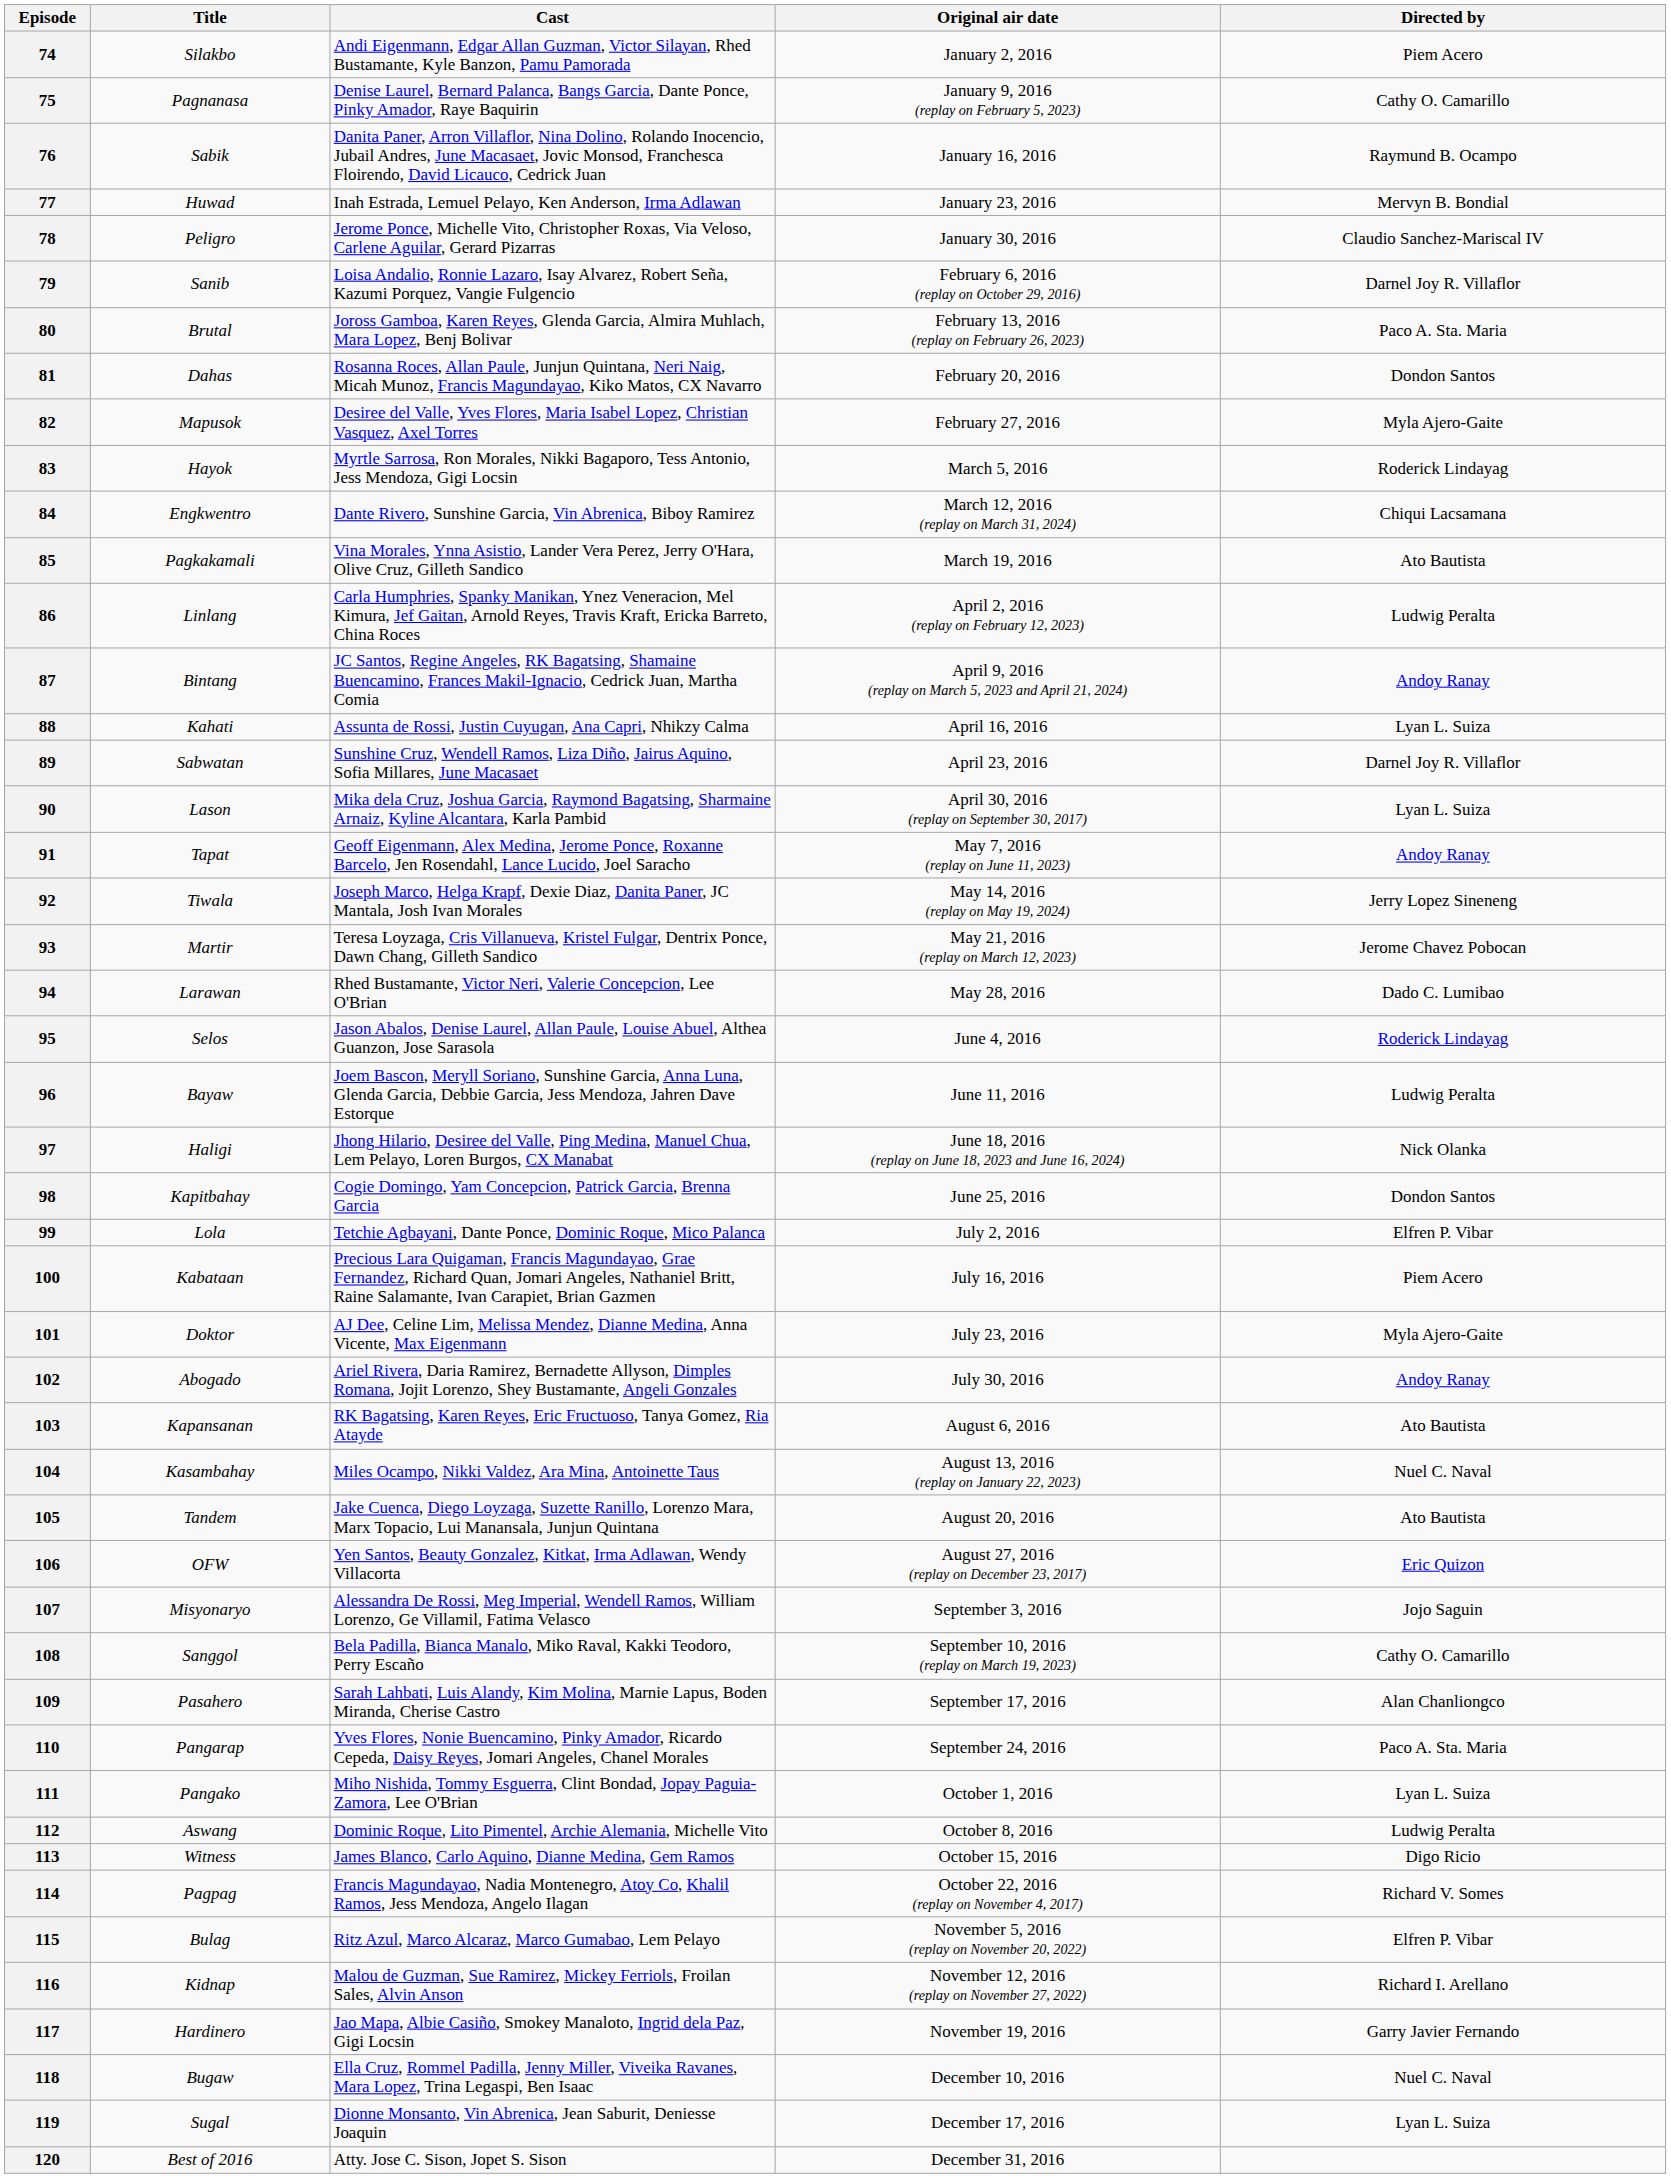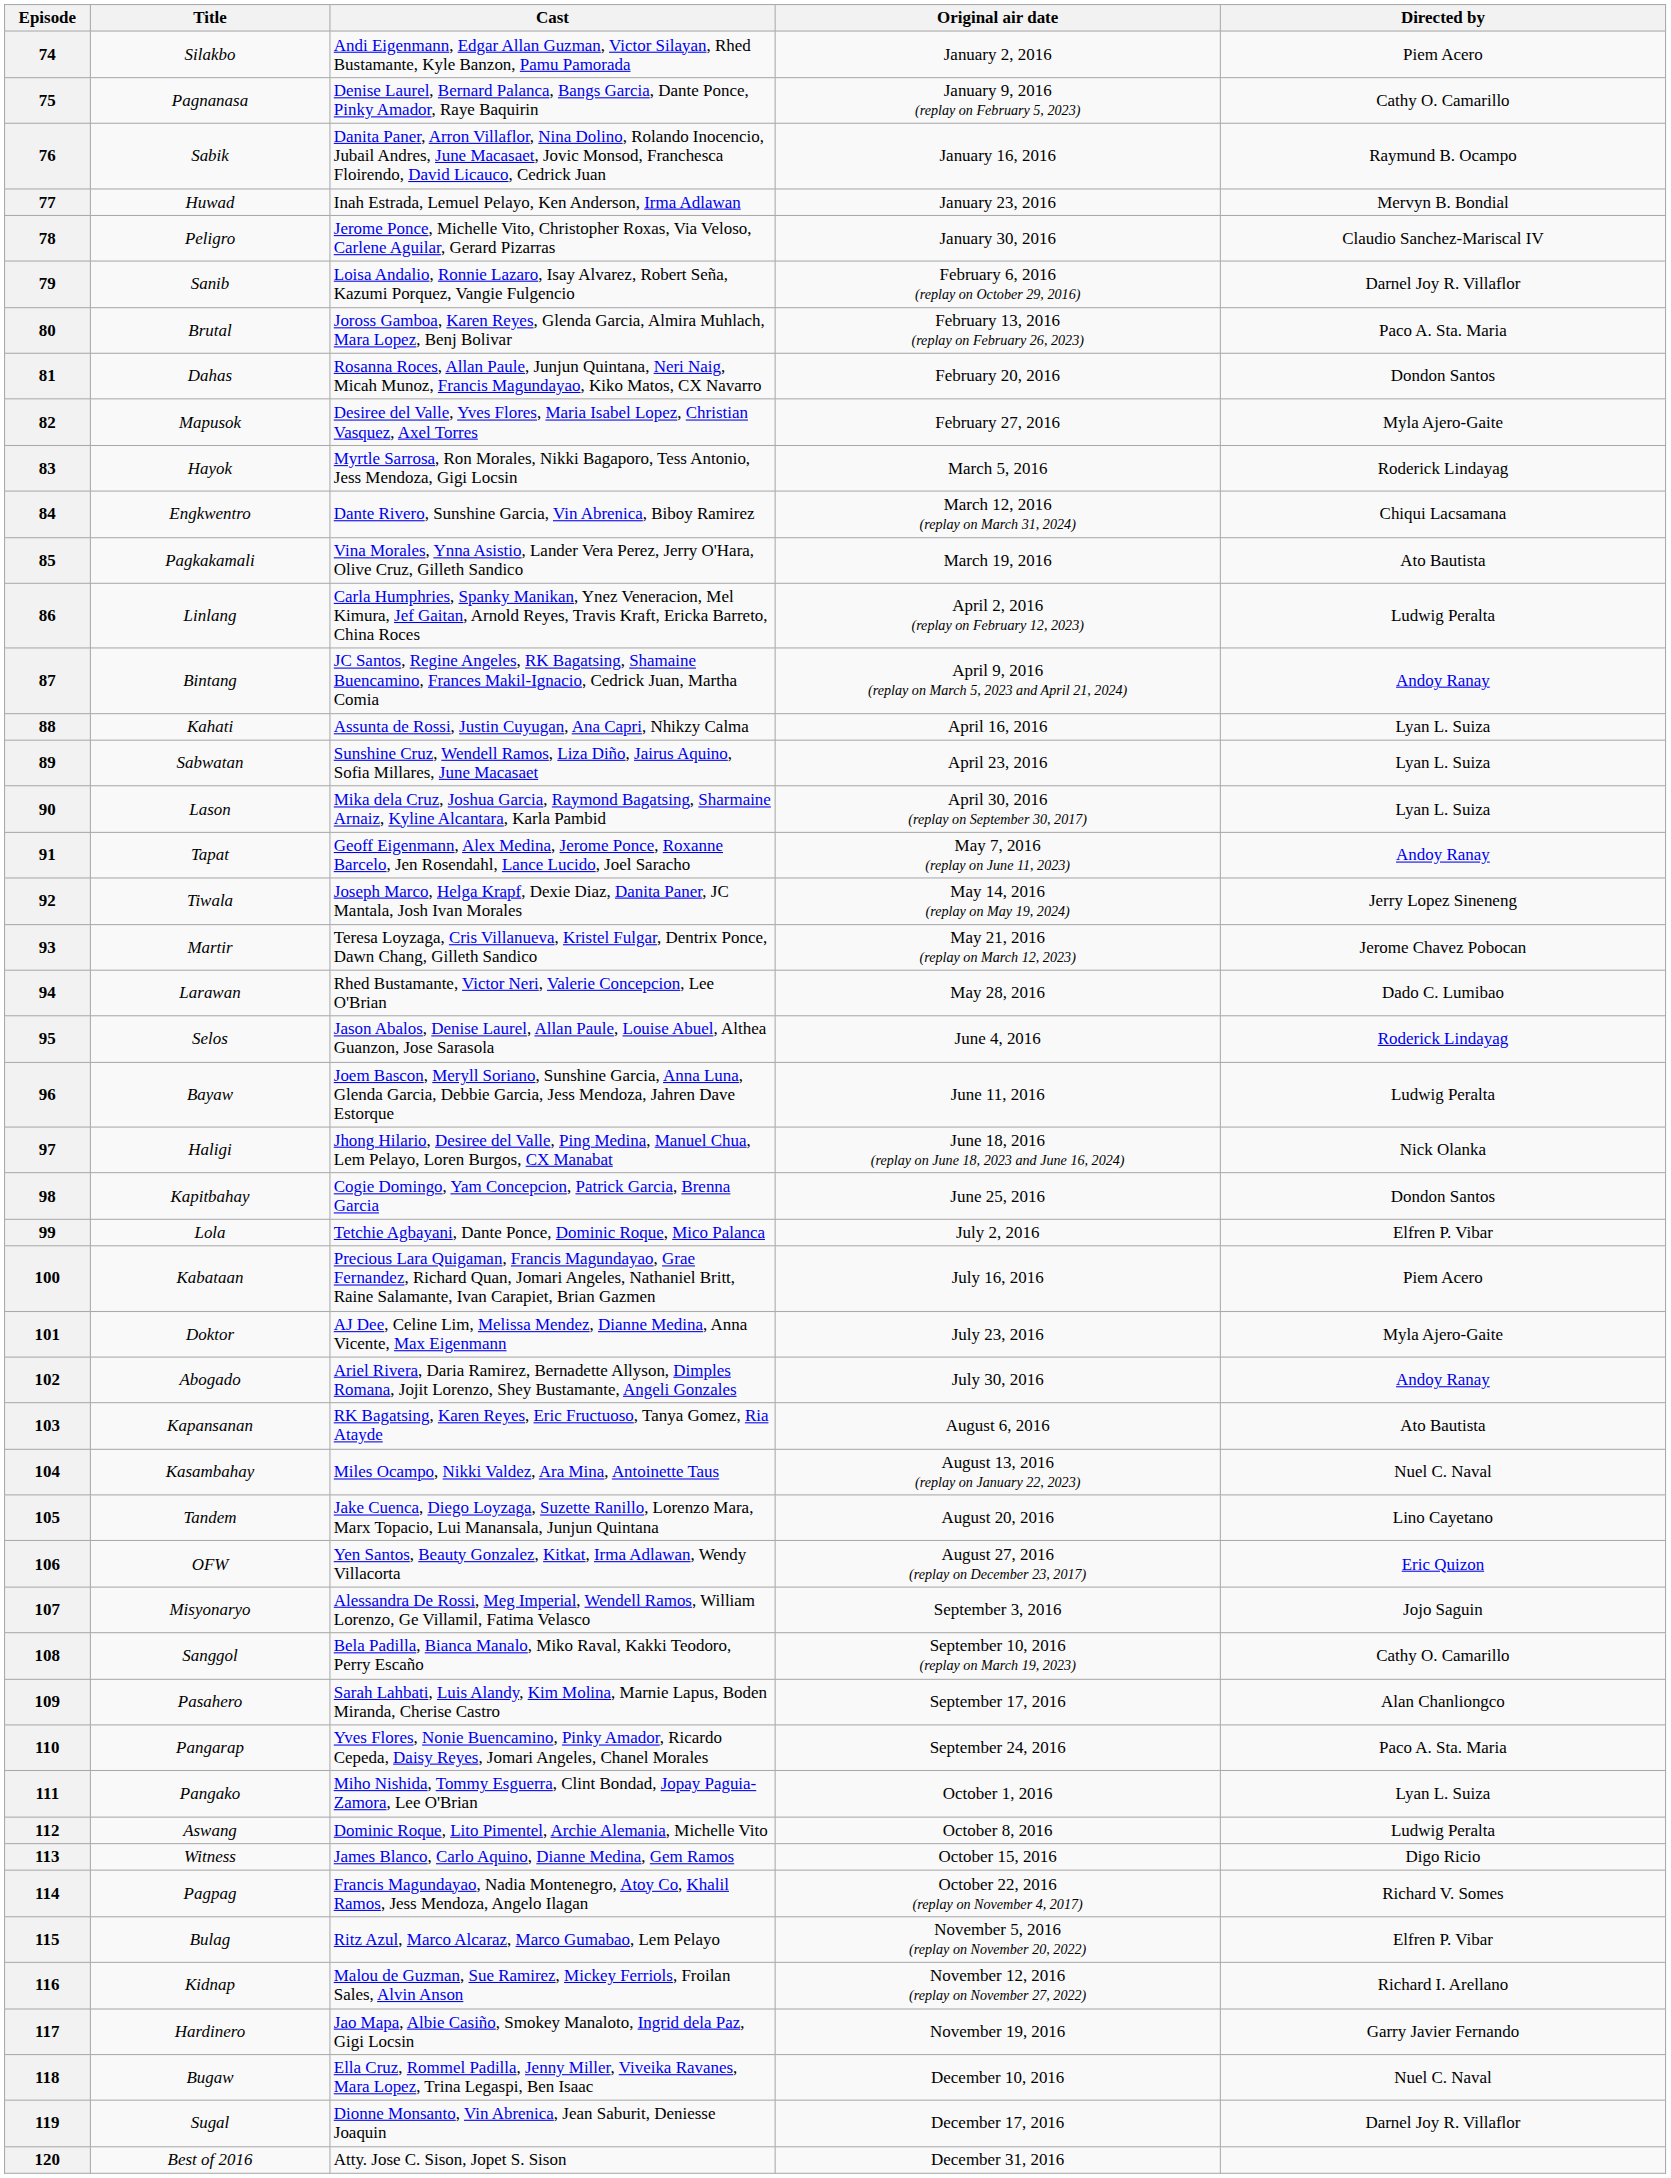(1443, 763) Darnel Joy R. Villaflor -> (1443, 763) Lyan L. Suiza
(1443, 1517) Ato Bautista -> (1443, 1517) Lino Cayetano
(1443, 2123) Lyan L. Suiza -> (1443, 2123) Darnel Joy R. Villaflor
